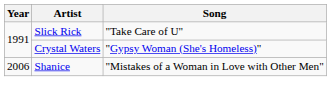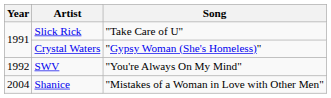+ row: (47, 66)
(18, 66) 2006 -> (18, 84) 2004
